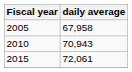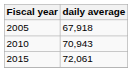(78, 28) 67,958 -> (78, 28) 67,918
